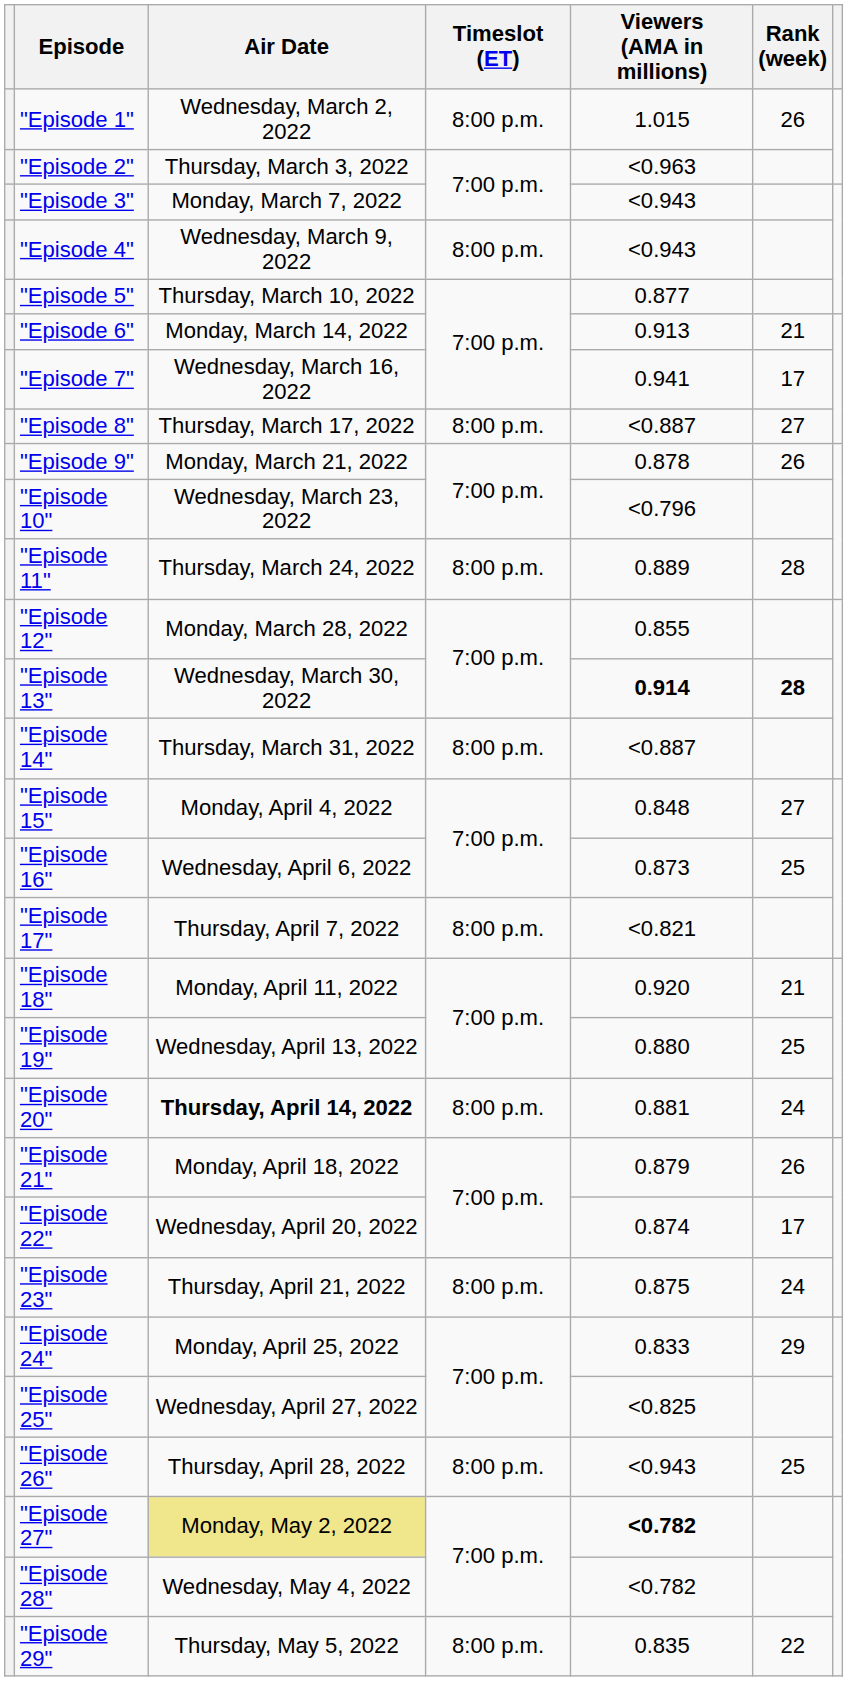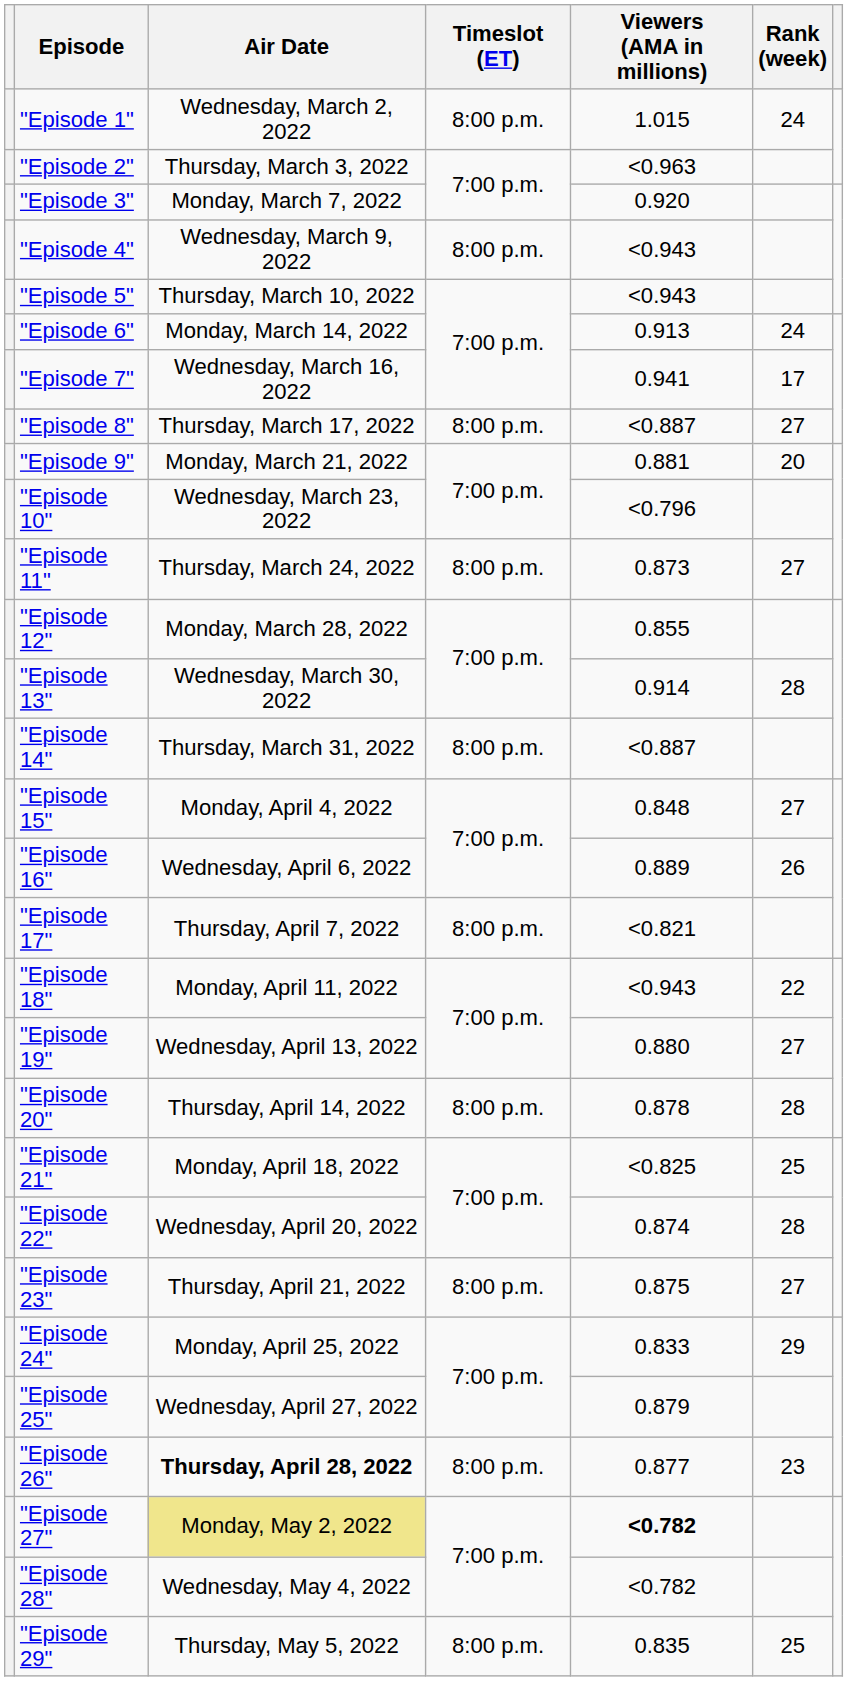(793, 119) 26 -> (793, 119) 24
(662, 201) <0.943 -> (662, 201) 0.920
(662, 296) 0.877 -> (662, 296) <0.943
(793, 331) 21 -> (793, 331) 24
(662, 461) 0.878 -> (662, 461) 0.881
(793, 461) 26 -> (793, 461) 20
(662, 568) 0.889 -> (662, 568) 0.873
(793, 568) 28 -> (793, 568) 27
(662, 688) bold -> (662, 688) normal
(793, 688) bold -> (793, 688) normal
(662, 867) 0.873 -> (662, 867) 0.889
(793, 867) 25 -> (793, 867) 26
(662, 987) 0.920 -> (662, 987) <0.943
(793, 987) 21 -> (793, 987) 22
(793, 1047) 25 -> (793, 1047) 27
(287, 1107) bold -> (287, 1107) normal
(662, 1107) 0.881 -> (662, 1107) 0.878
(793, 1107) 24 -> (793, 1107) 28
(662, 1167) 0.879 -> (662, 1167) <0.825
(793, 1167) 26 -> (793, 1167) 25
(793, 1227) 17 -> (793, 1227) 28
(793, 1286) 24 -> (793, 1286) 27
(662, 1406) <0.825 -> (662, 1406) 0.879
(287, 1466) normal -> (287, 1466) bold
(662, 1466) <0.943 -> (662, 1466) 0.877
(793, 1466) 25 -> (793, 1466) 23
(793, 1646) 22 -> (793, 1646) 25
